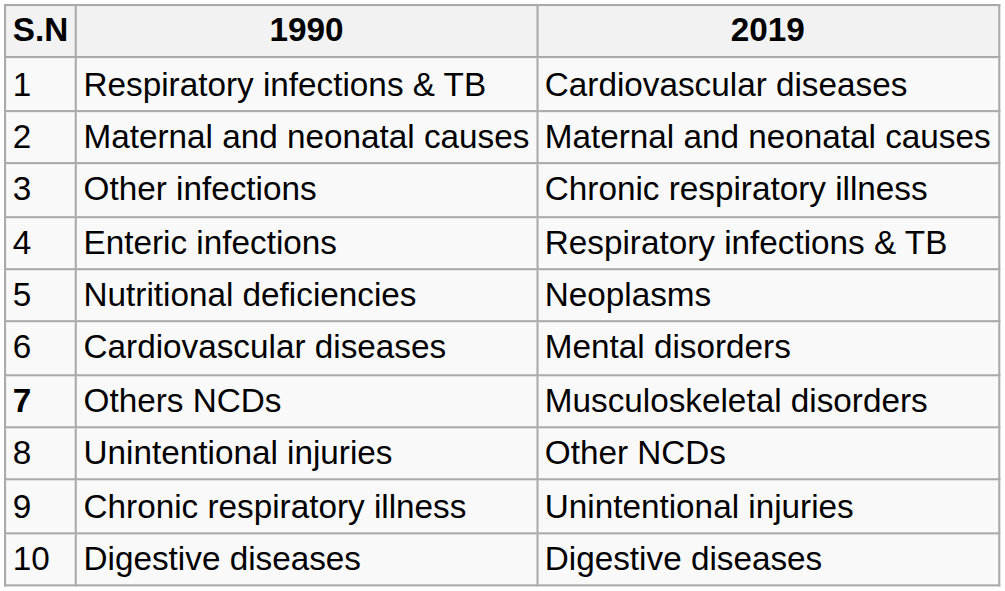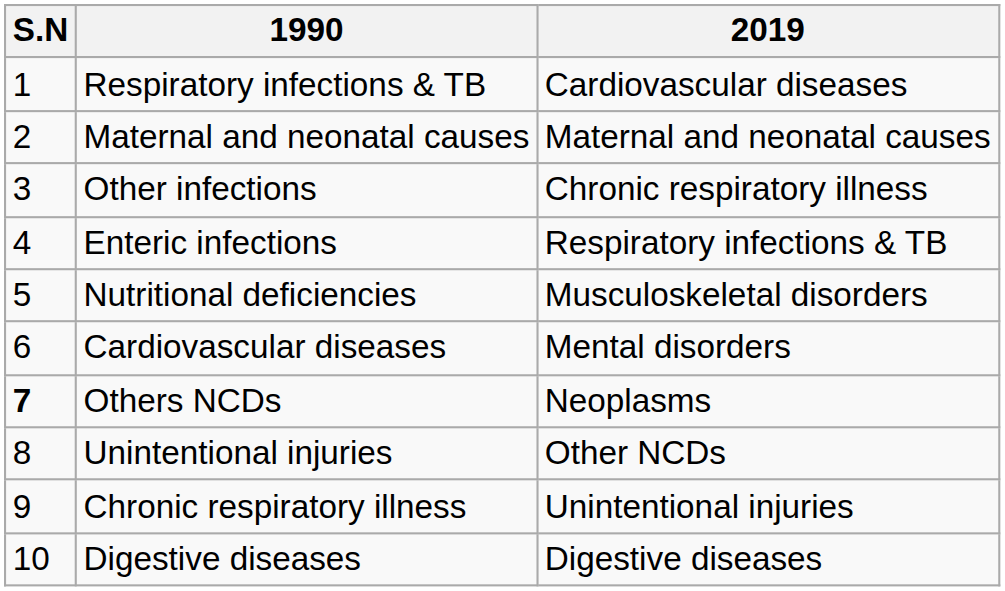(628, 294) Neoplasms -> (736, 294) Musculoskeletal disorders
(736, 400) Musculoskeletal disorders -> (628, 400) Neoplasms
